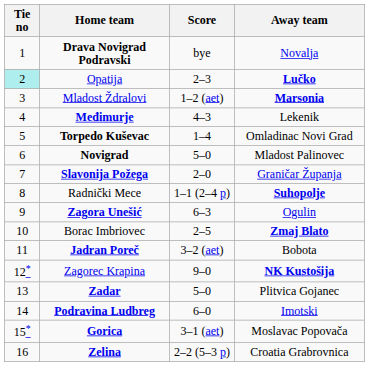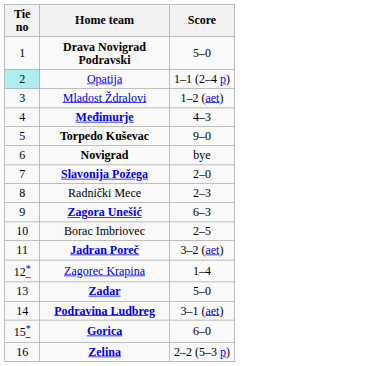- column: (299, 20)
(202, 53) bye -> (202, 53) 5–0
(202, 79) 2–3 -> (202, 79) 1–1 (2–4 p)
(202, 136) 1–4 -> (202, 136) 9–0
(202, 155) 5–0 -> (202, 155) bye
(202, 193) 1–1 (2–4 p) -> (202, 193) 2–3
(202, 271) 9–0 -> (202, 271) 1–4
(202, 310) 6–0 -> (202, 310) 3–1 (aet)
(202, 331) 3–1 (aet) -> (202, 331) 6–0
